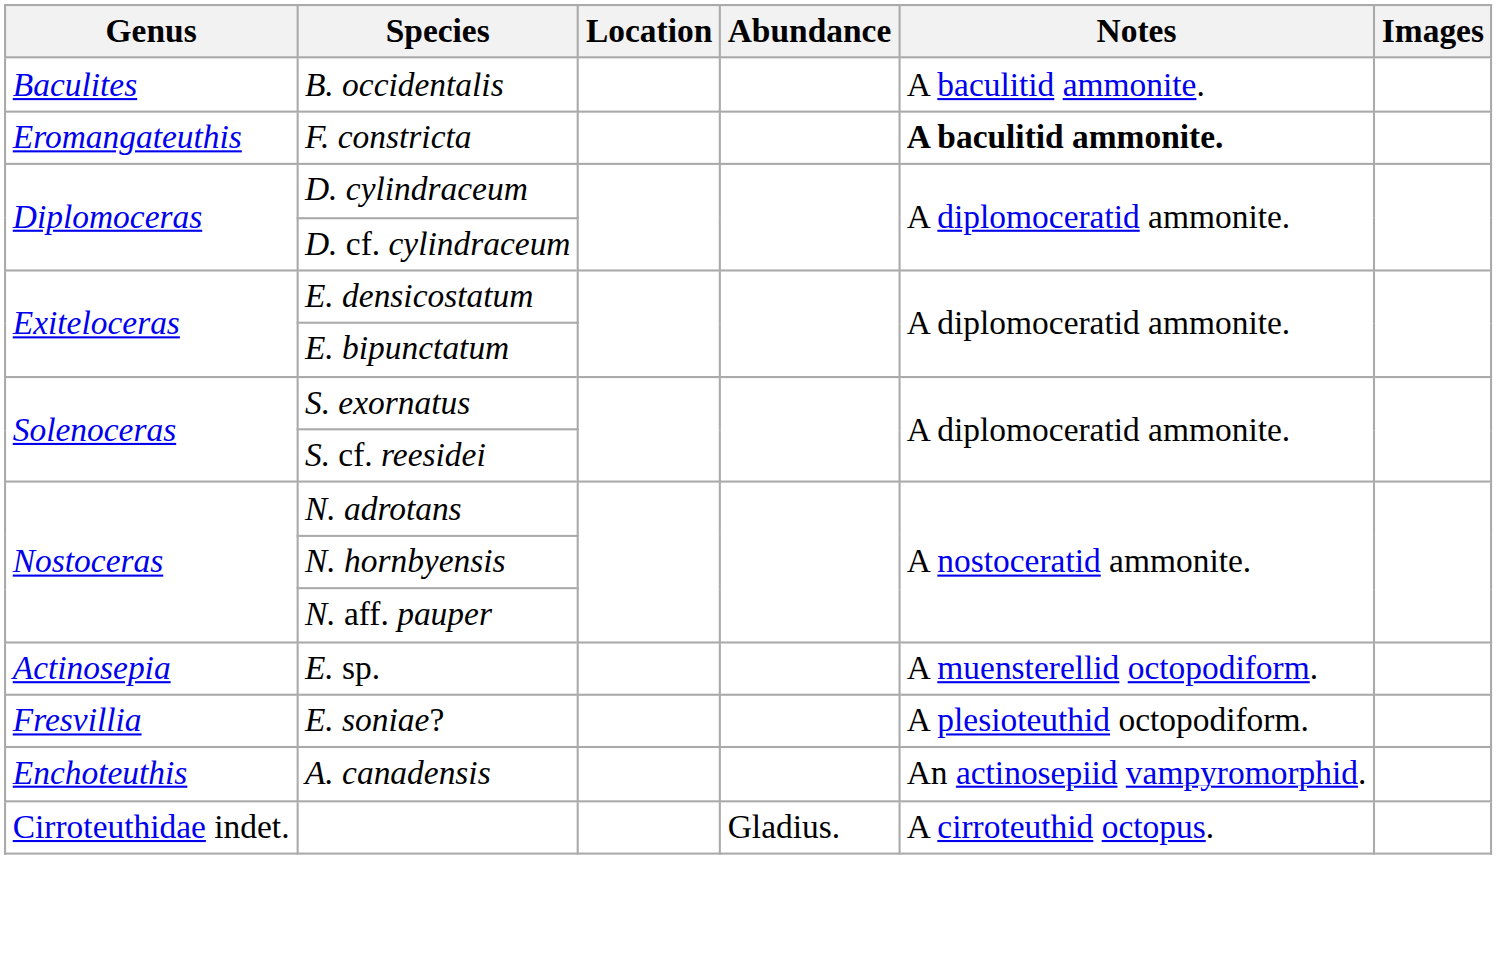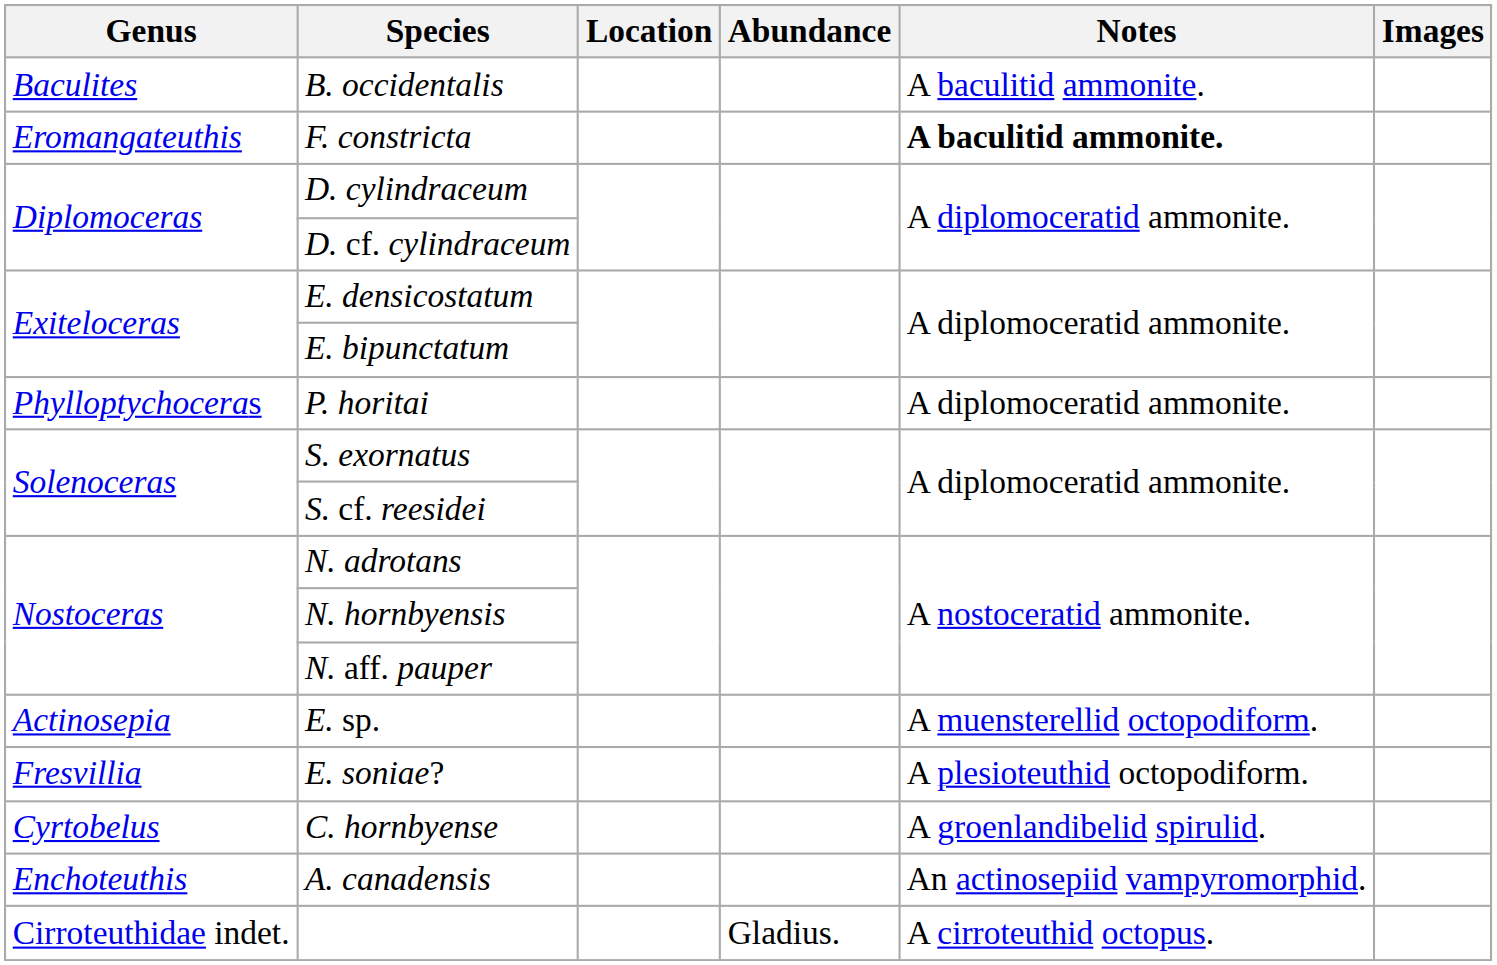+ row: (367, 402)
+ row: (402, 826)
